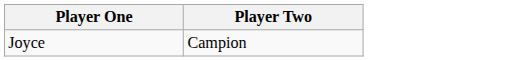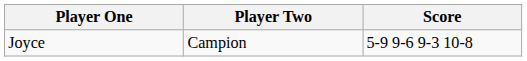+ column: (442, 17)
